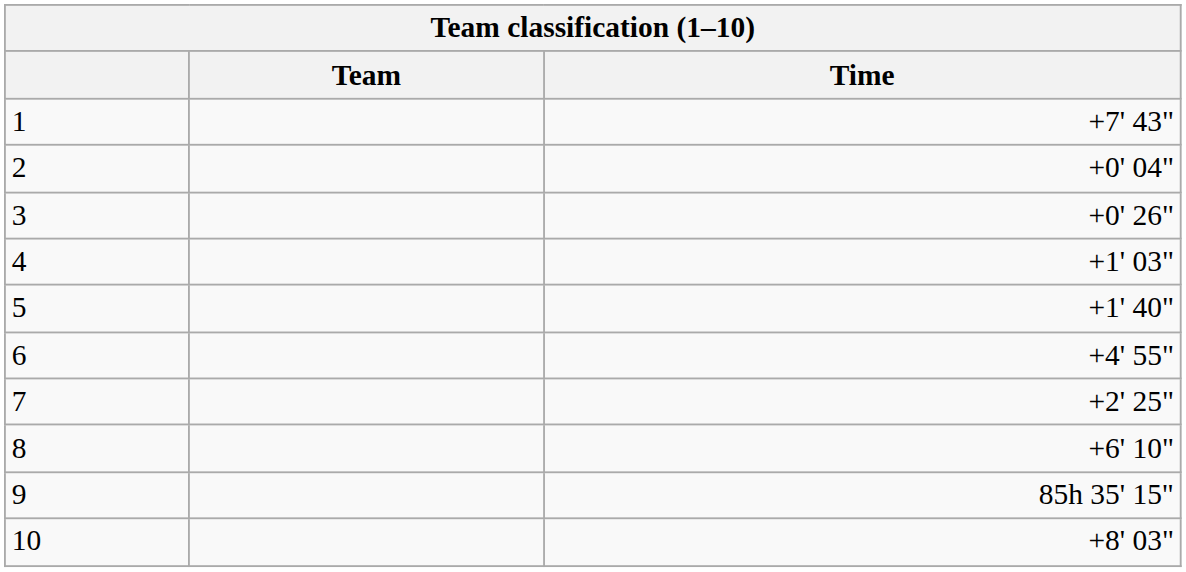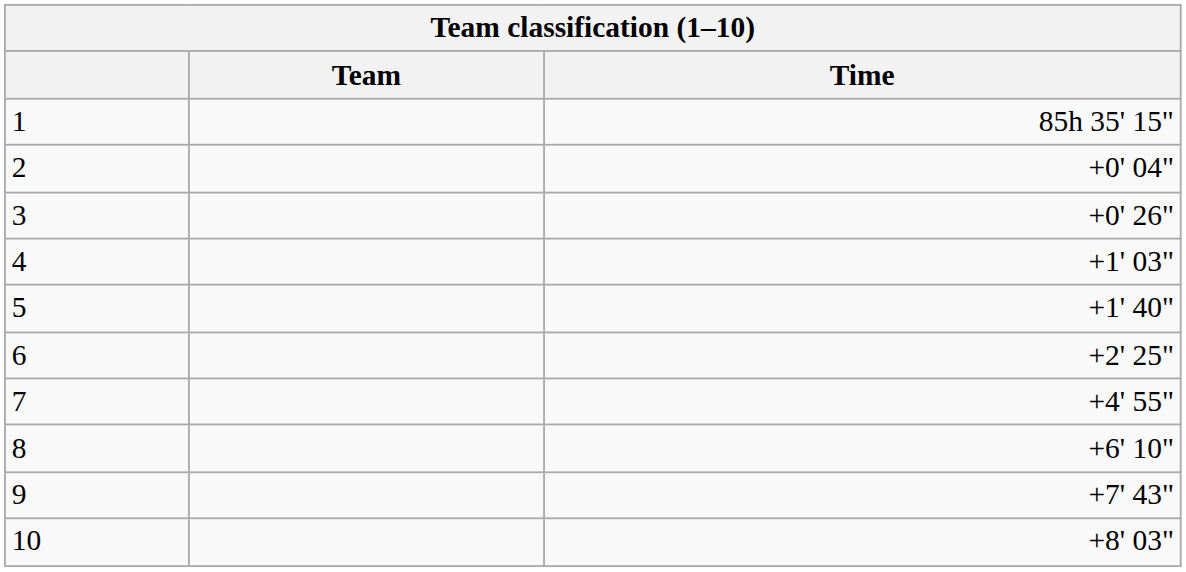(1131, 121) +7' 43" -> (1106, 121) 85h 35' 15"
(1131, 354) +4' 55" -> (1131, 354) +2' 25"
(1131, 401) +2' 25" -> (1131, 401) +4' 55"
(1106, 494) 85h 35' 15" -> (1131, 494) +7' 43"
